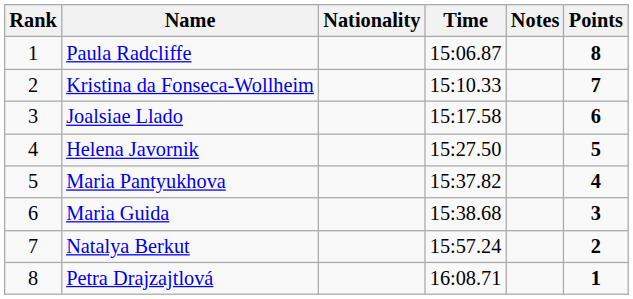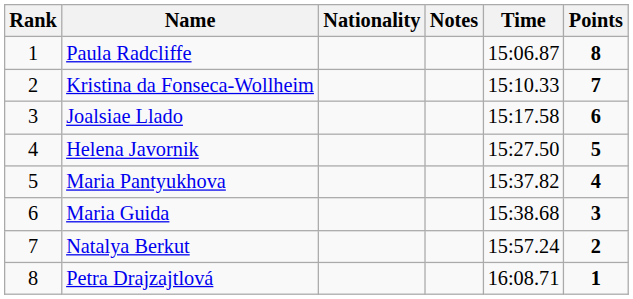columns swapped: (466, 20) <-> (535, 20)
